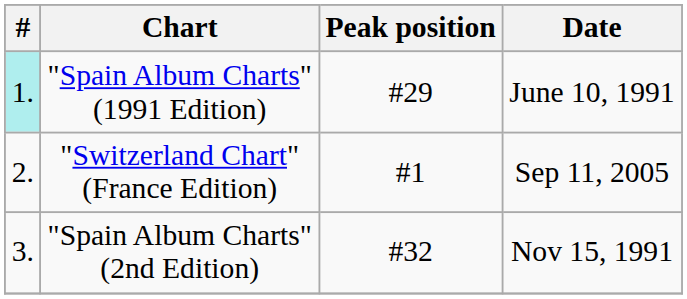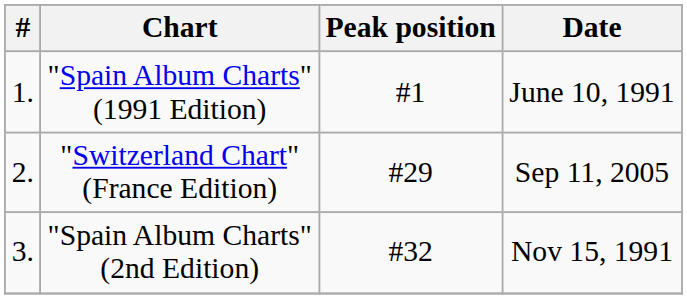(23, 91) paleturquoise background -> (23, 91) no background
(411, 91) #29 -> (411, 91) #1
(411, 171) #1 -> (411, 171) #29
